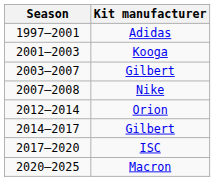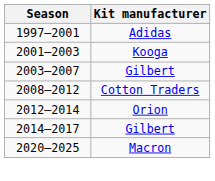- row: (48, 90)
+ row: (48, 90)
- row: (48, 147)
